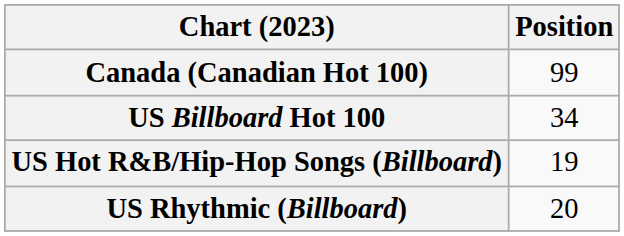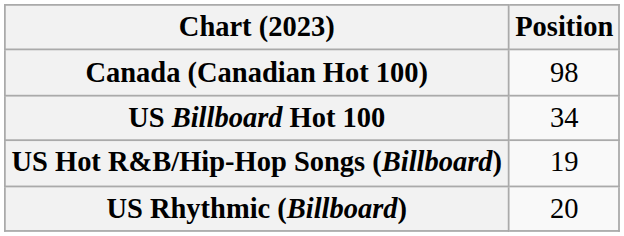(564, 72) 99 -> (564, 72) 98
